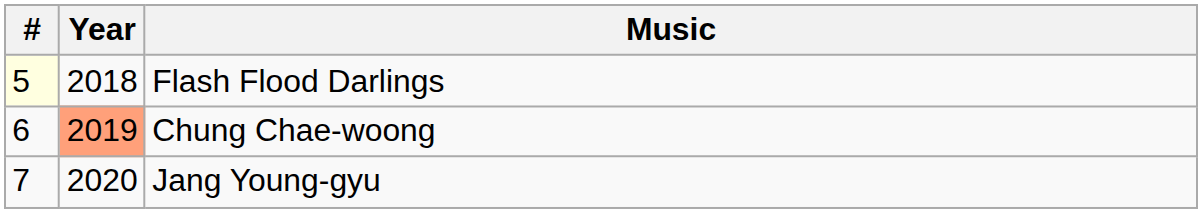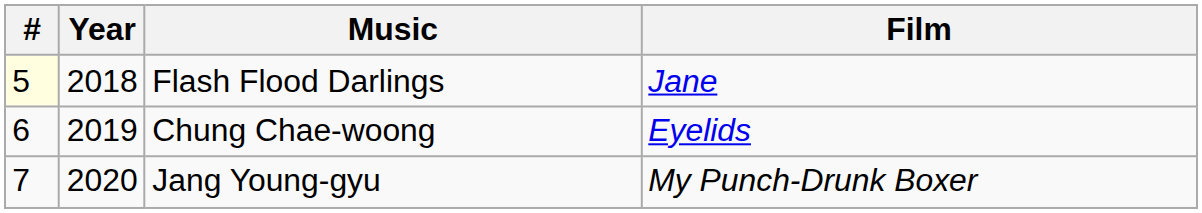+ column: (919, 29)
(102, 130) lightsalmon background -> (102, 130) no background
